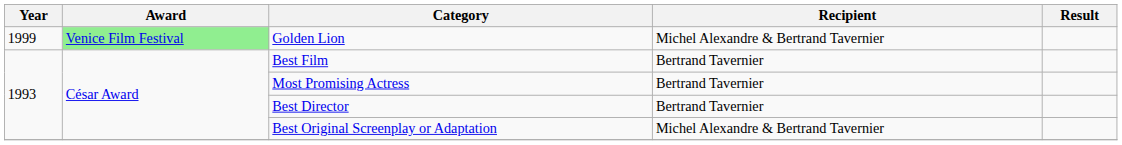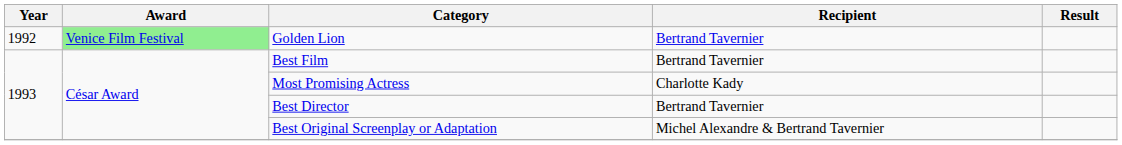(22, 38) 1999 -> (22, 38) 1992
(770, 38) Michel Alexandre & Bertrand Tavernier -> (710, 38) Bertrand Tavernier
(710, 83) Bertrand Tavernier -> (700, 83) Charlotte Kady
